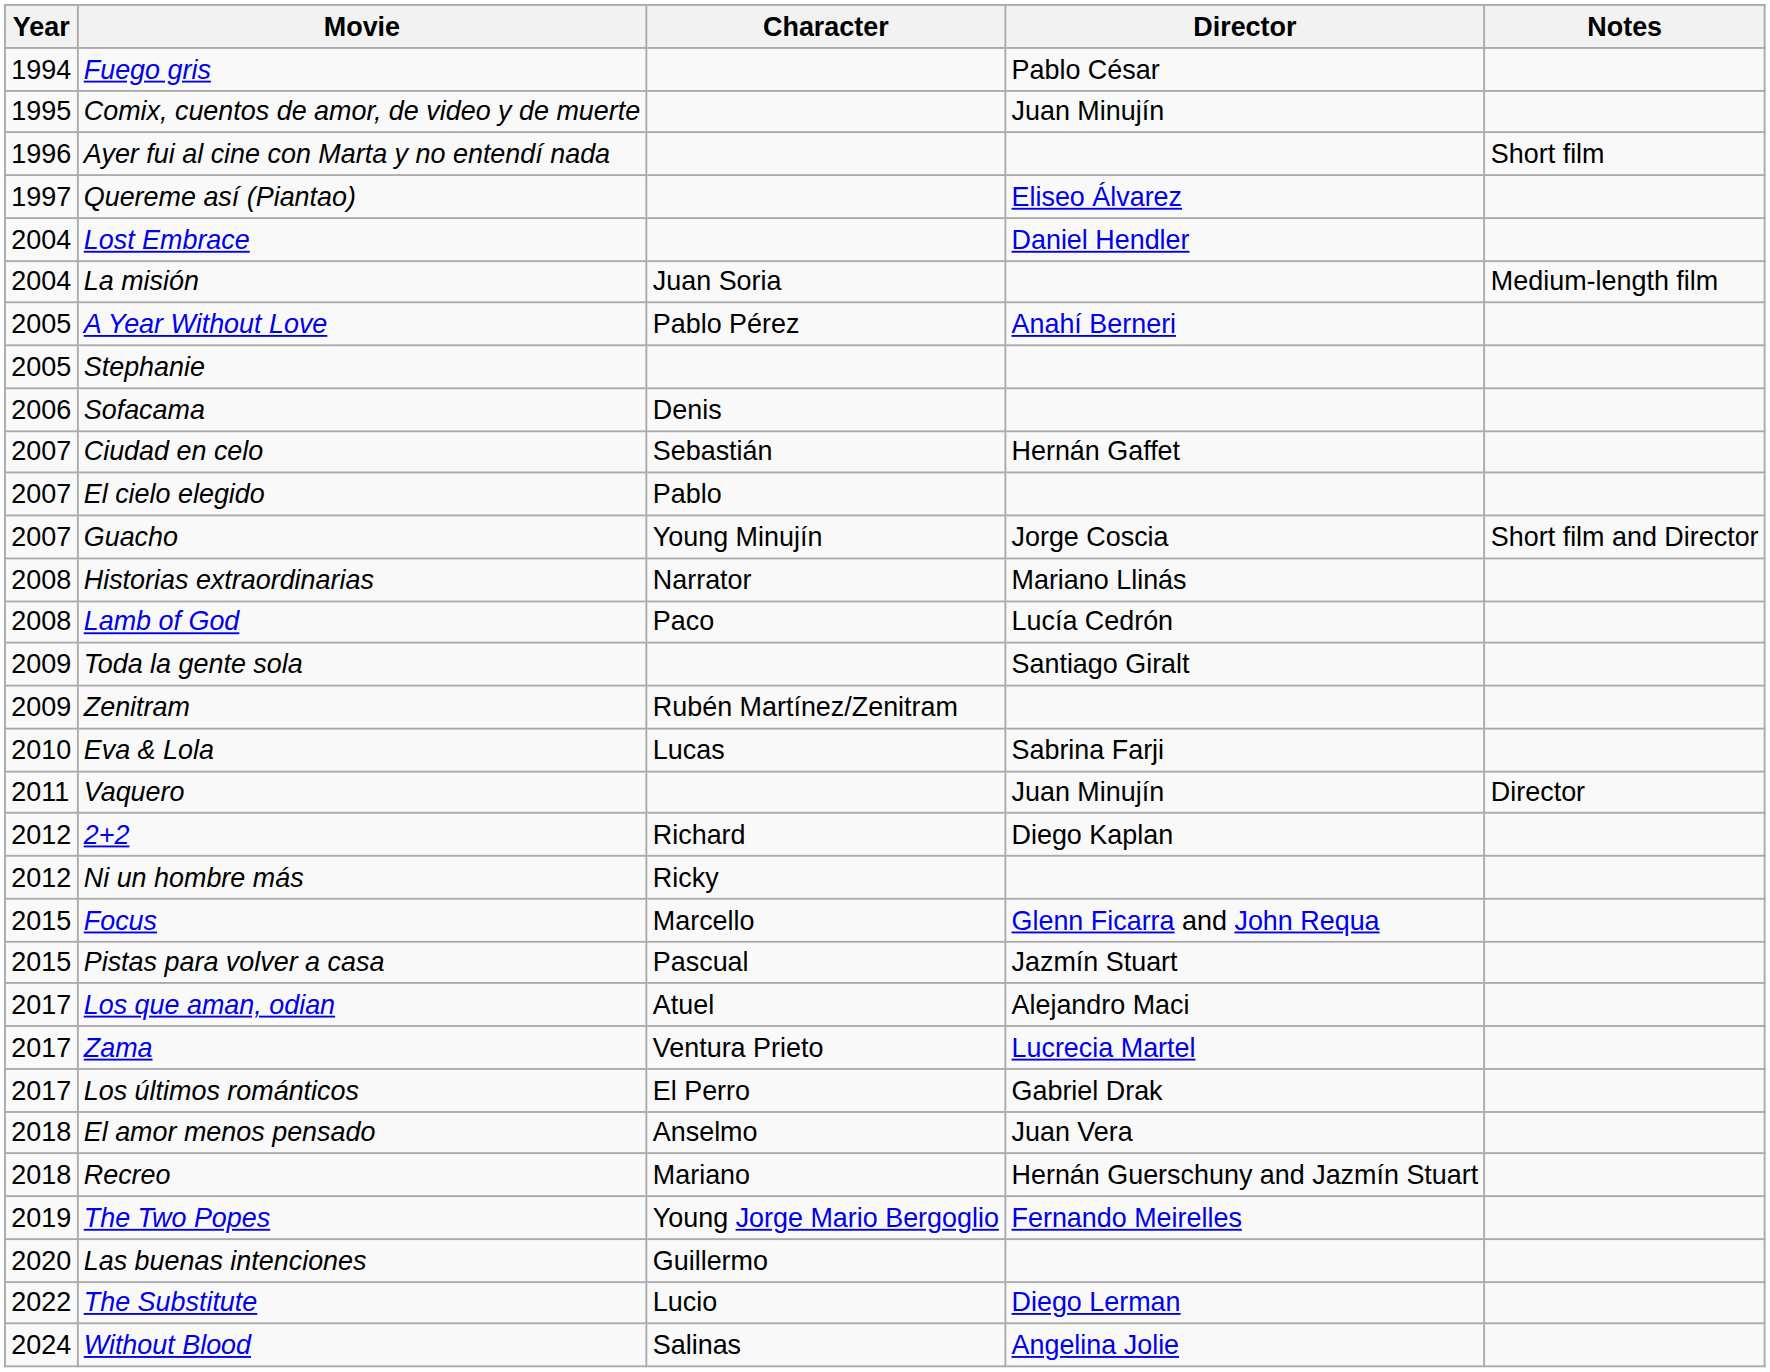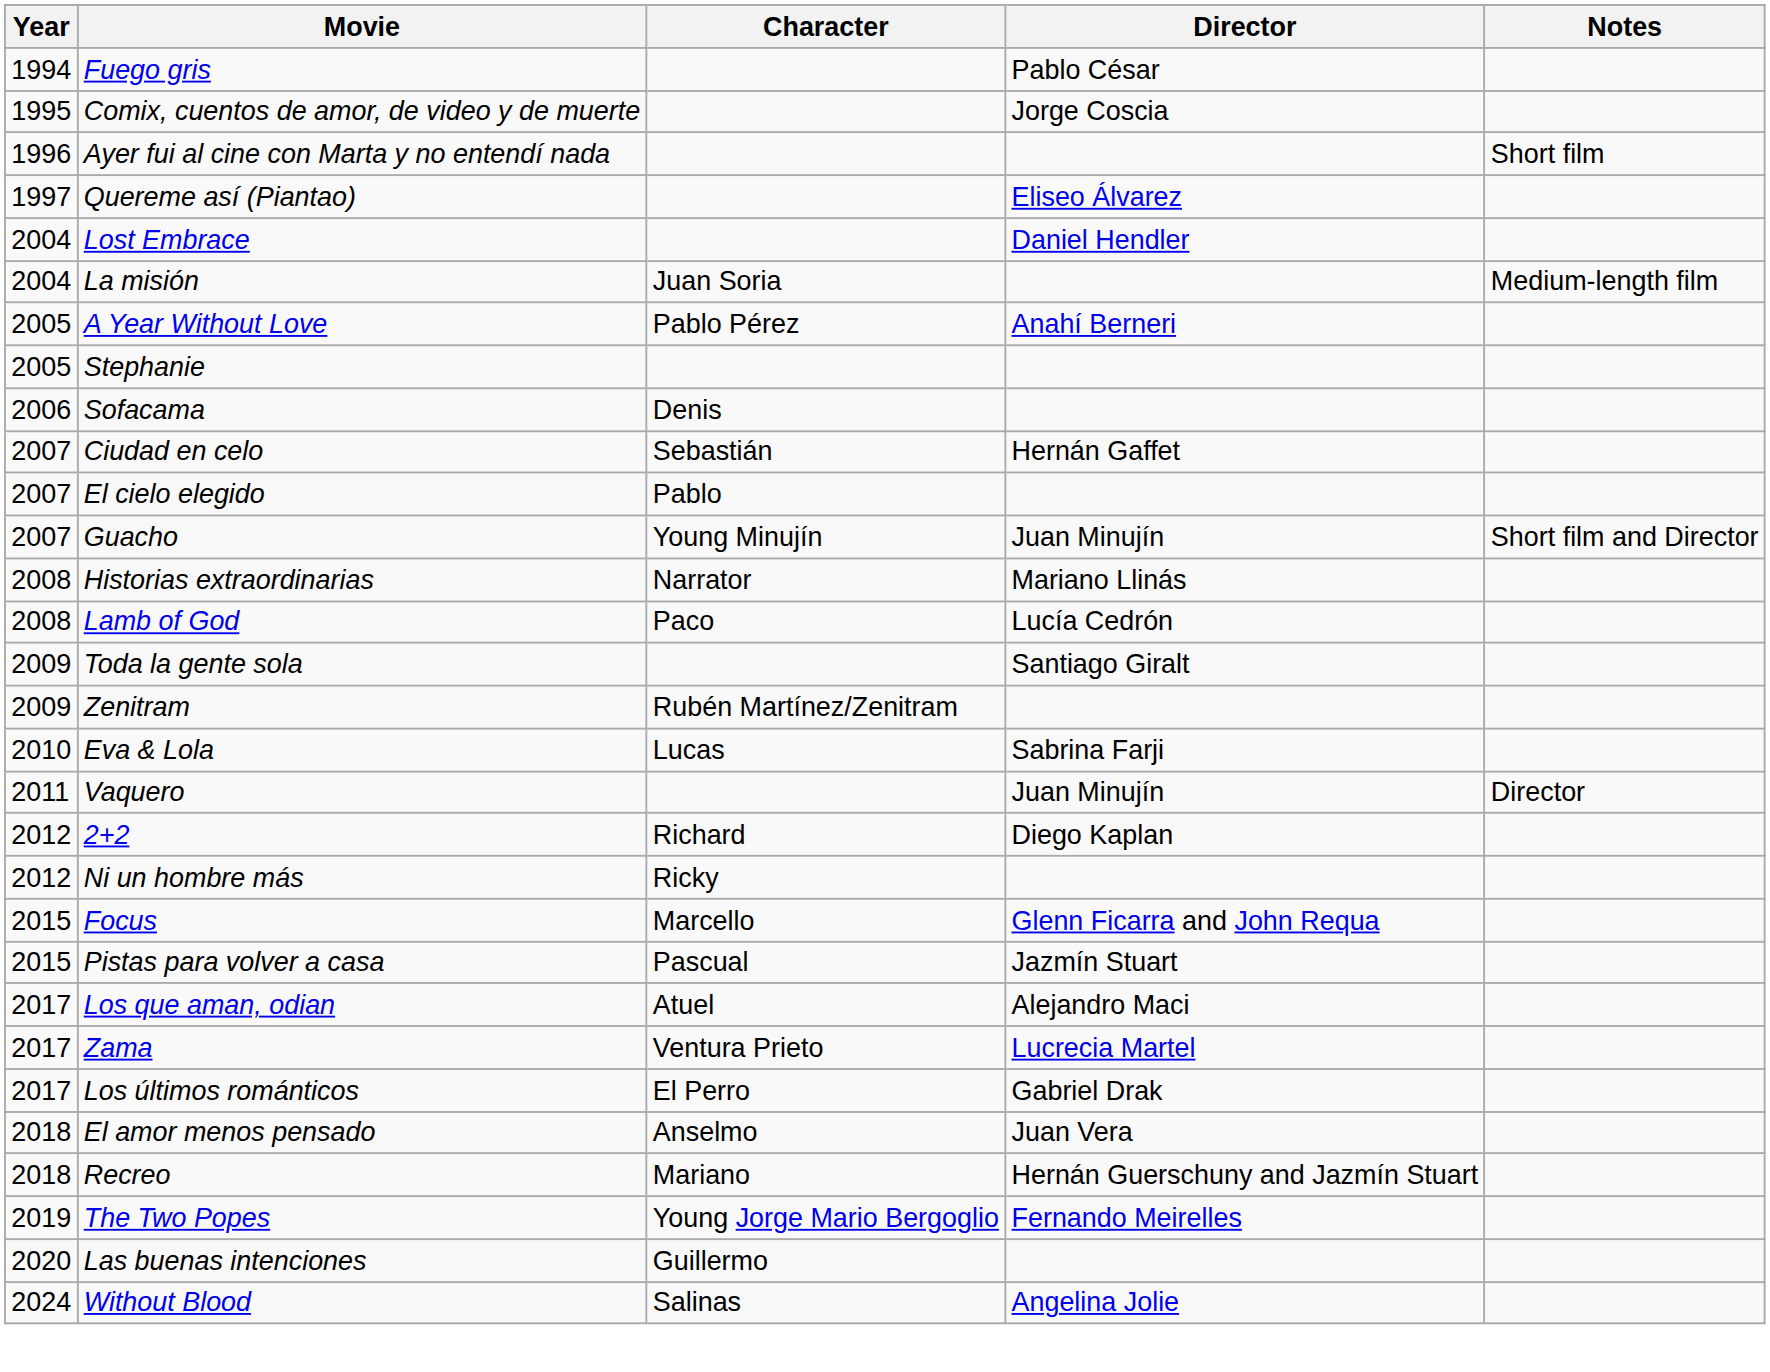(1088, 112) Juan Minujín -> (1090, 112) Jorge Coscia
(1090, 537) Jorge Coscia -> (1088, 537) Juan Minujín
- row: (171, 1303)
